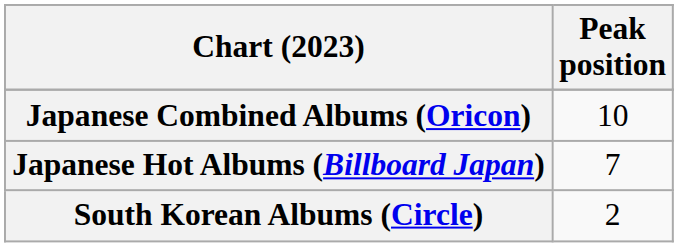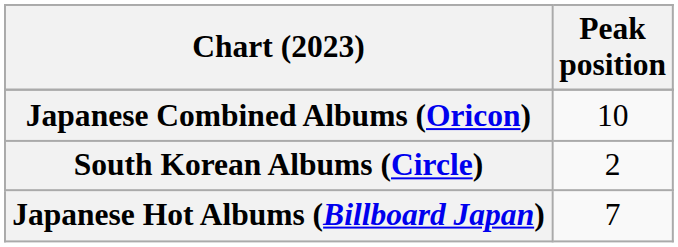rows swapped: (278, 164) <-> (278, 214)
